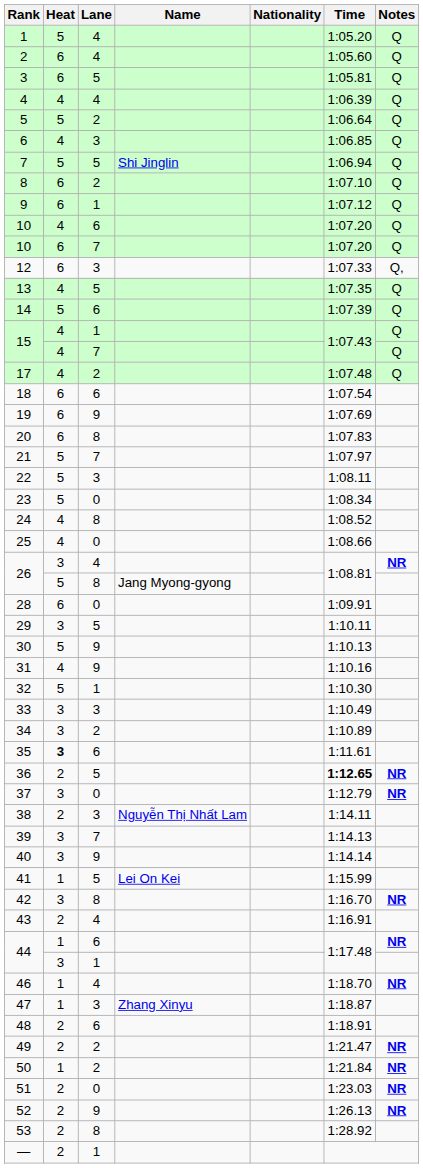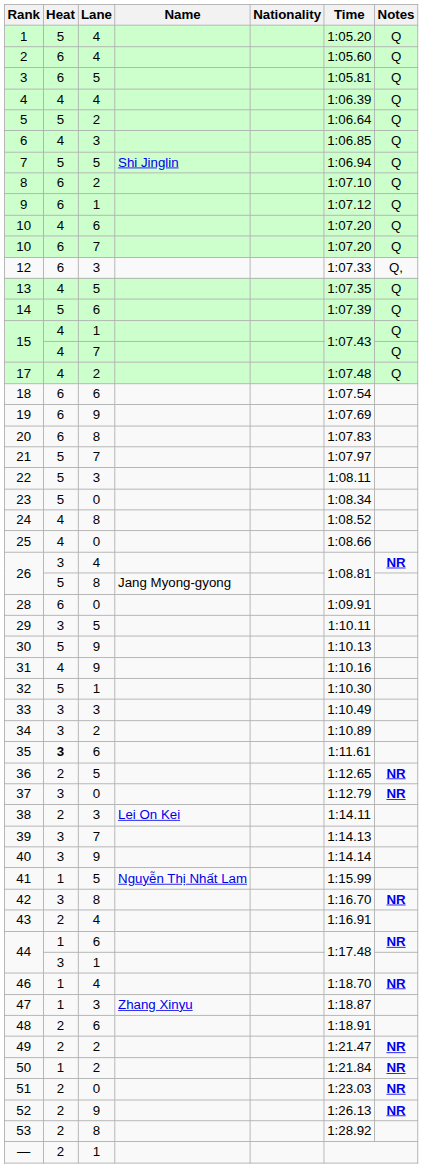(350, 773) bold -> (349, 773) normal
(183, 815) Nguyễn Thị Nhất Lam -> (149, 815) Lei On Kei
(149, 878) Lei On Kei -> (183, 878) Nguyễn Thị Nhất Lam
